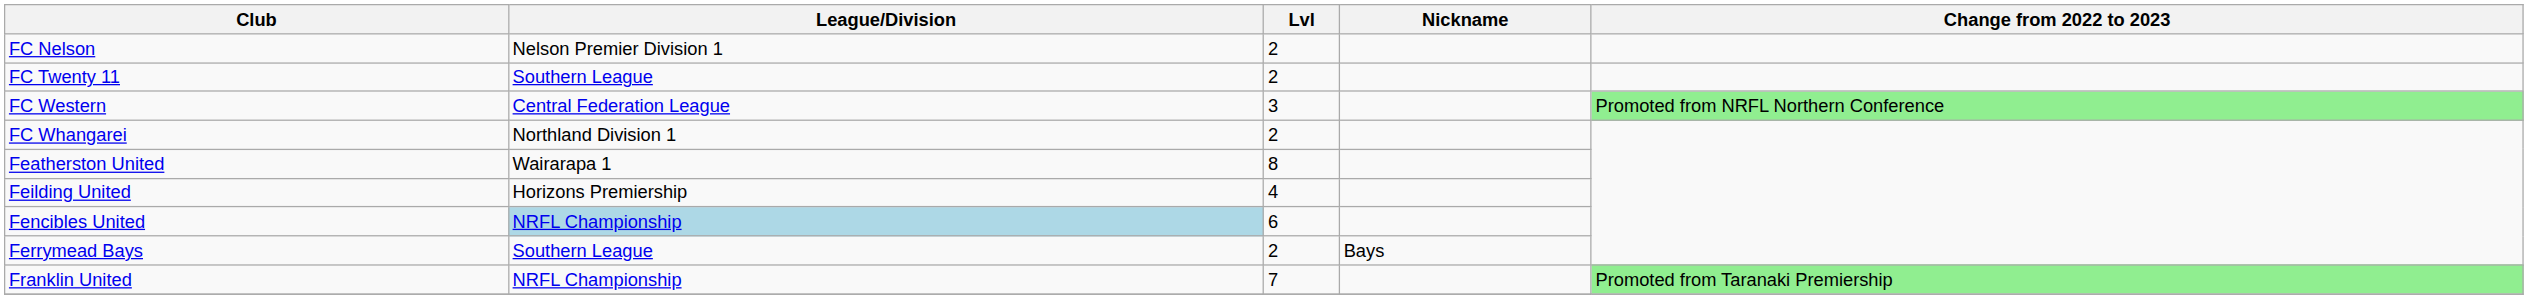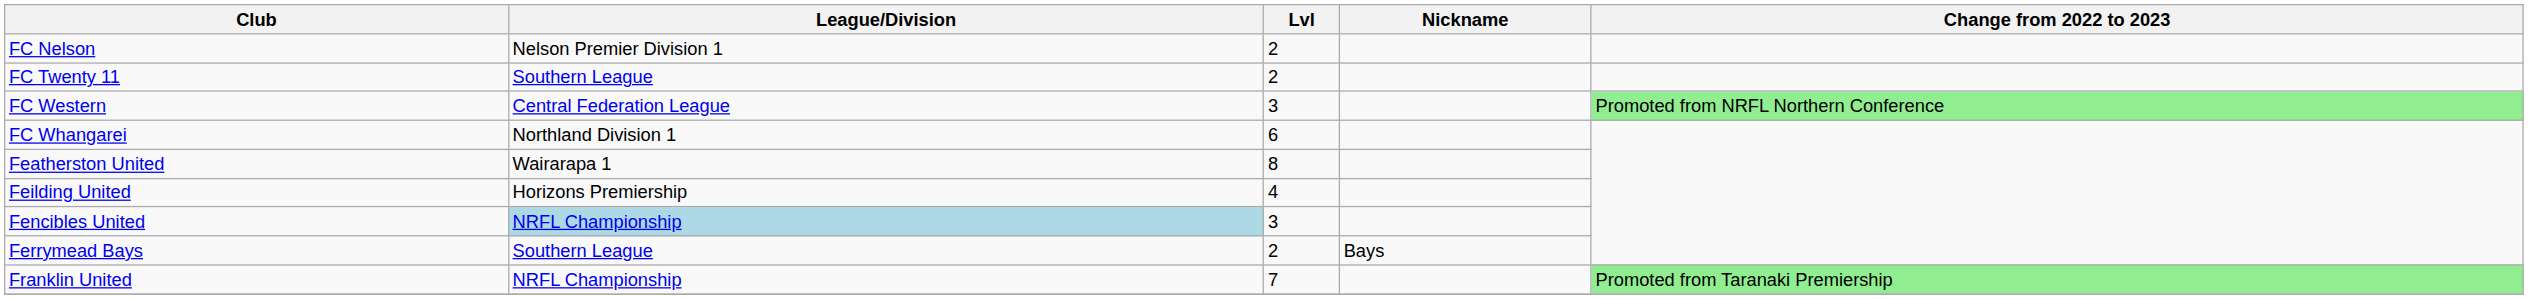(1273, 135) 2 -> (1273, 135) 6
(1273, 222) 6 -> (1273, 222) 3
